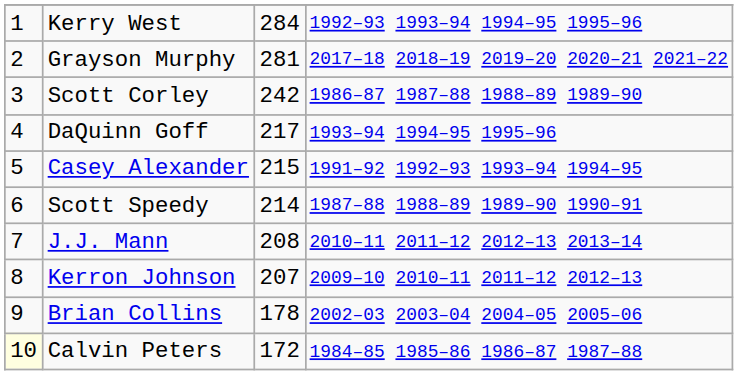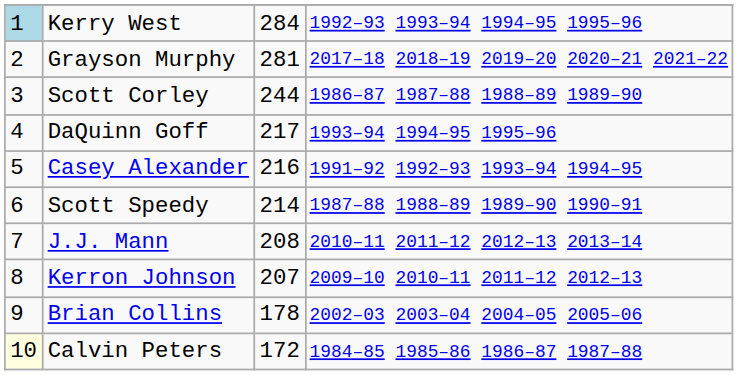(17, 23) no background -> (17, 23) lightblue background
(280, 96) 242 -> (280, 96) 244
(280, 169) 215 -> (280, 169) 216
